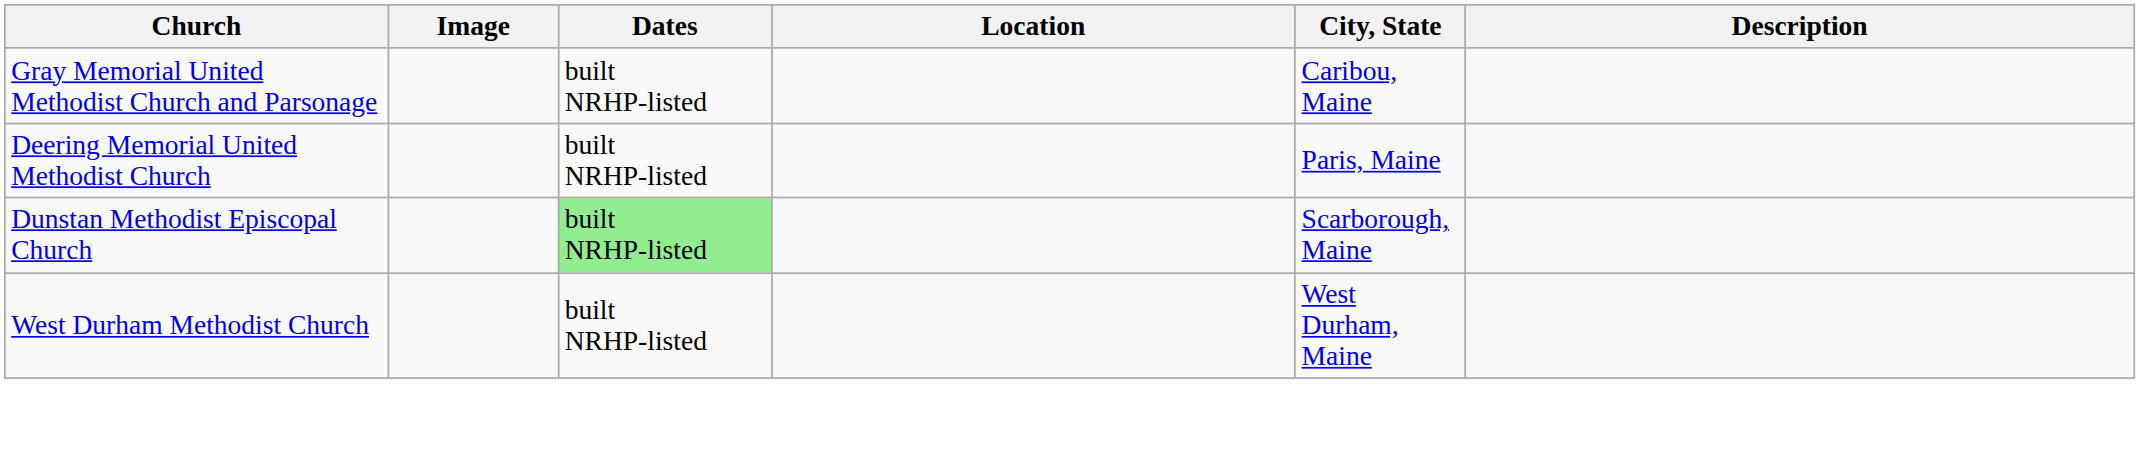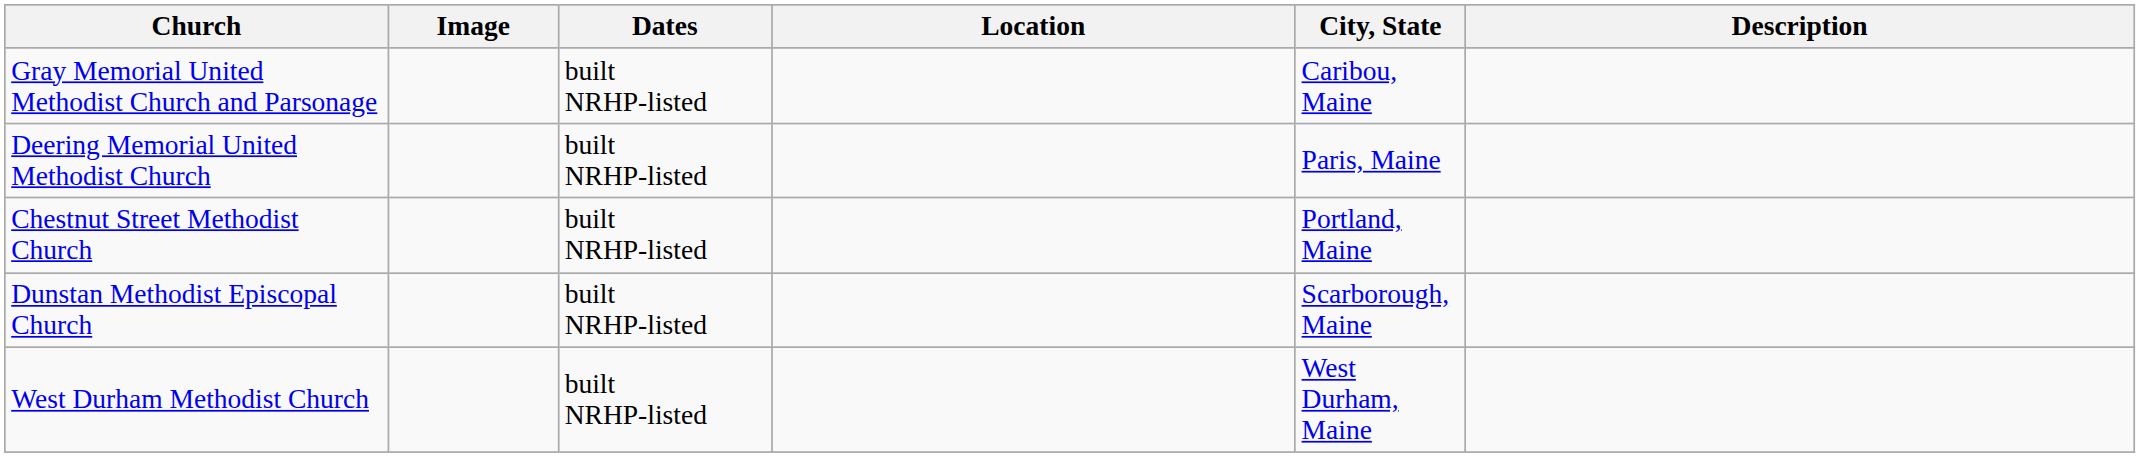+ row: (155, 234)
(636, 234) lightgreen background -> (636, 309) no background
